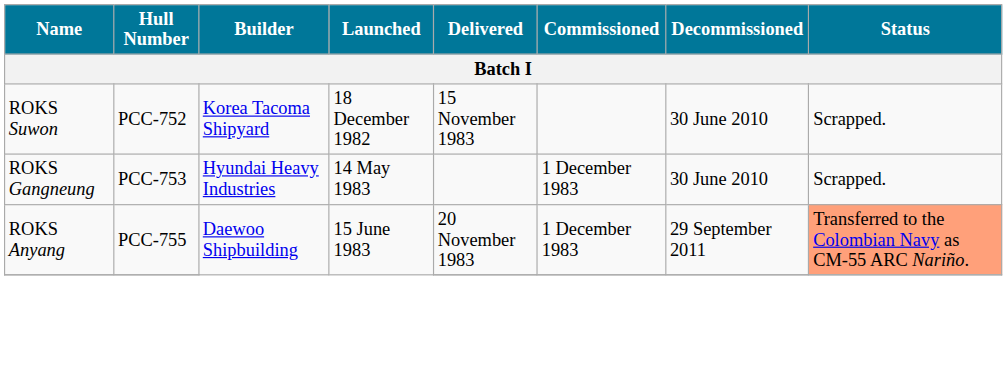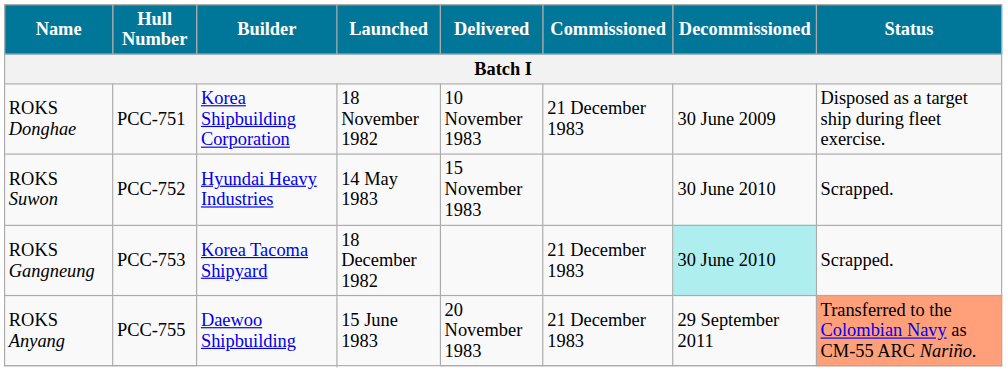+ row: (43, 118)
(256, 118) Korea Tacoma Shipyard -> (259, 189) Hyundai Heavy Industries
(371, 118) 18 December 1982 -> (370, 189) 14 May 1983
(261, 179) Hyundai Heavy Industries -> (254, 260) Korea Tacoma Shipyard
(362, 179) 14 May 1983 -> (379, 260) 18 December 1982
(586, 179) 1 December 1983 -> (597, 260) 21 December 1983
(719, 179) no background -> (727, 260) paleturquoise background
(586, 239) 1 December 1983 -> (597, 330) 21 December 1983
